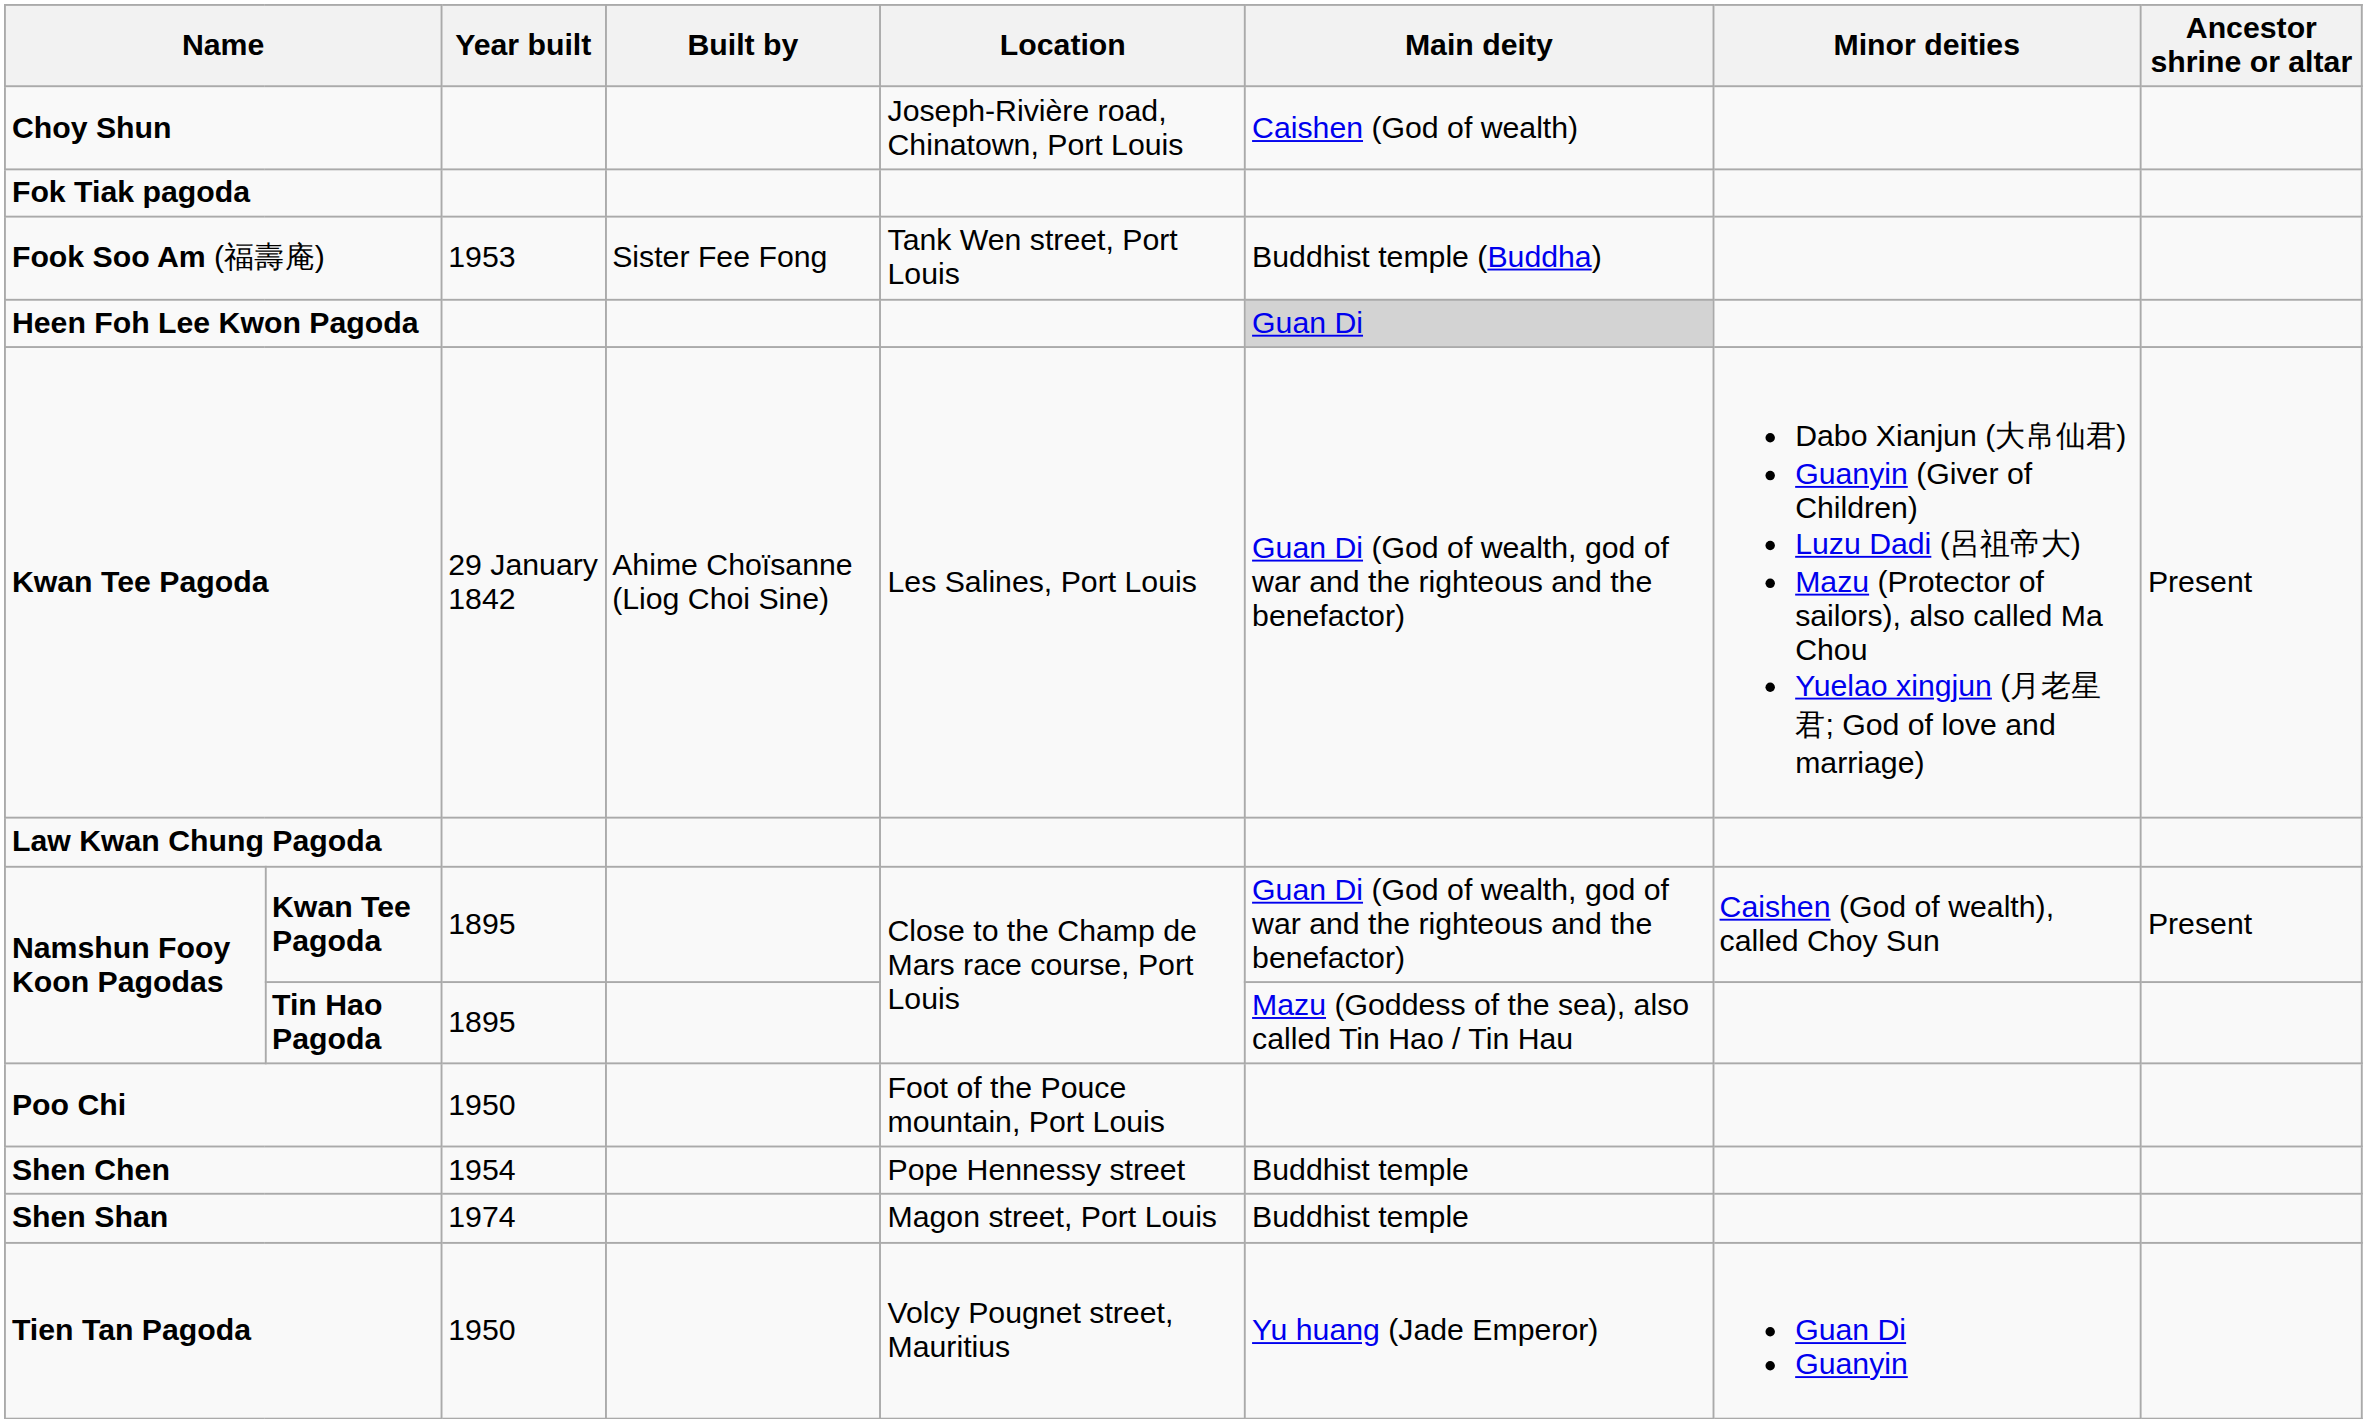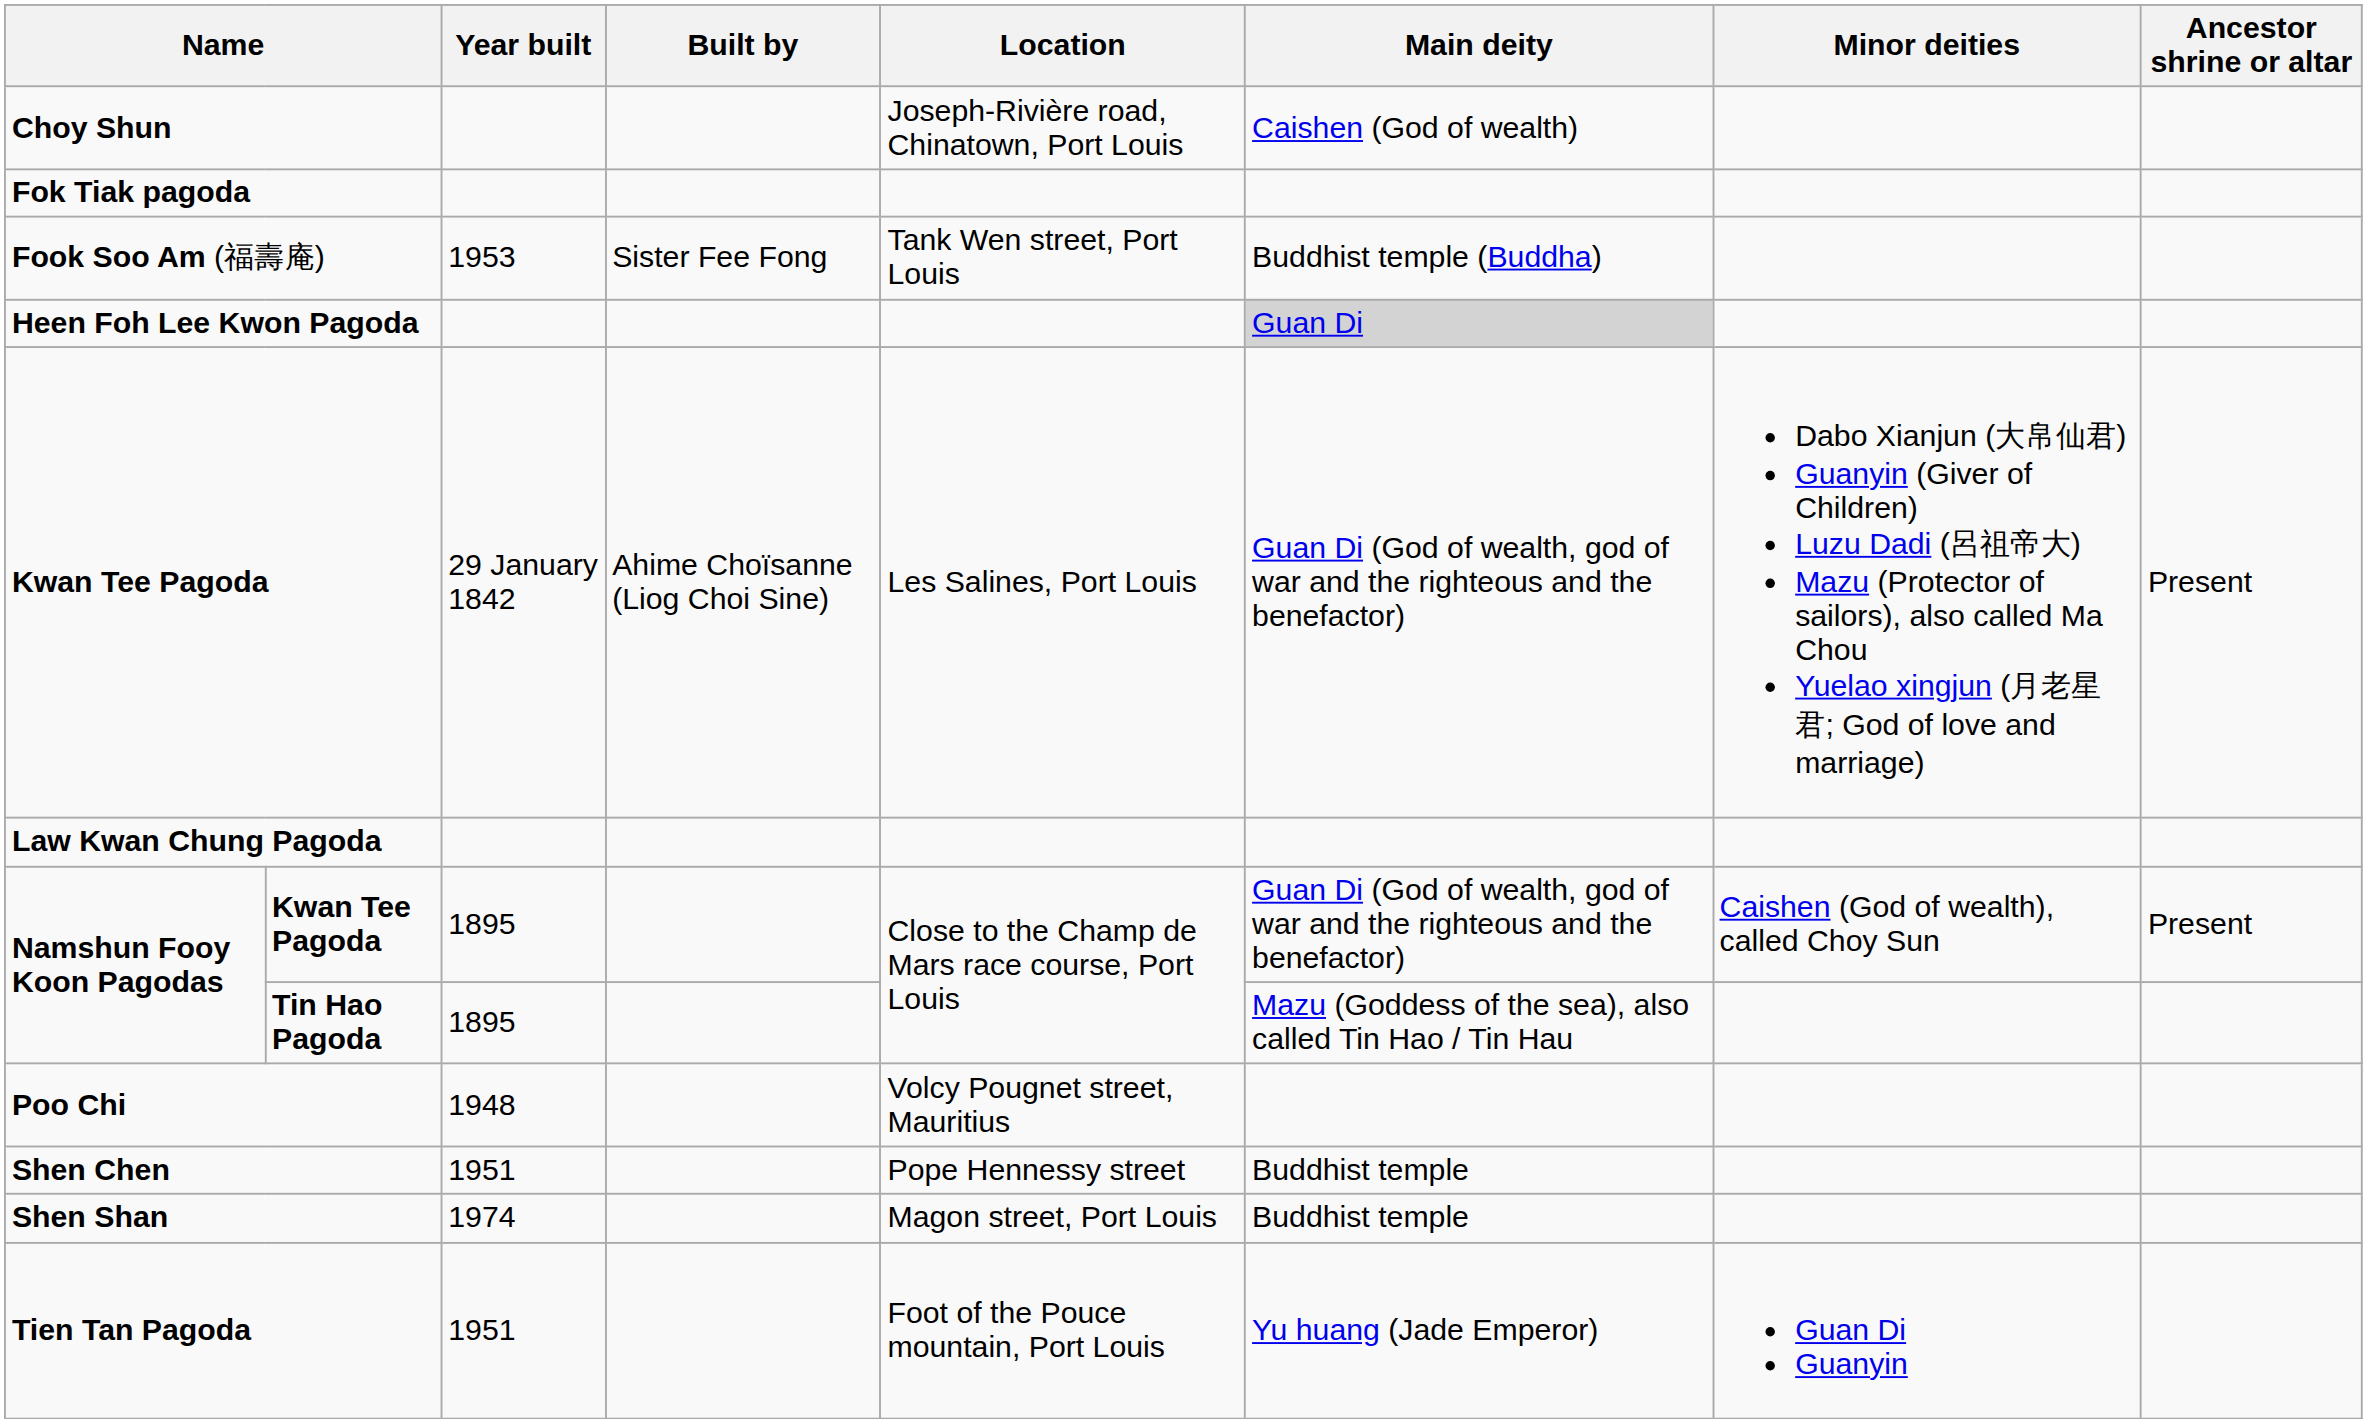(482, 1104) 1950 -> (482, 1104) 1948
(1026, 1104) Foot of the Pouce mountain, Port Louis -> (1030, 1104) Volcy Pougnet street, Mauritius
(482, 1169) 1954 -> (482, 1169) 1951
(482, 1329) 1950 -> (482, 1329) 1951
(1030, 1329) Volcy Pougnet street, Mauritius -> (1026, 1329) Foot of the Pouce mountain, Port Louis
